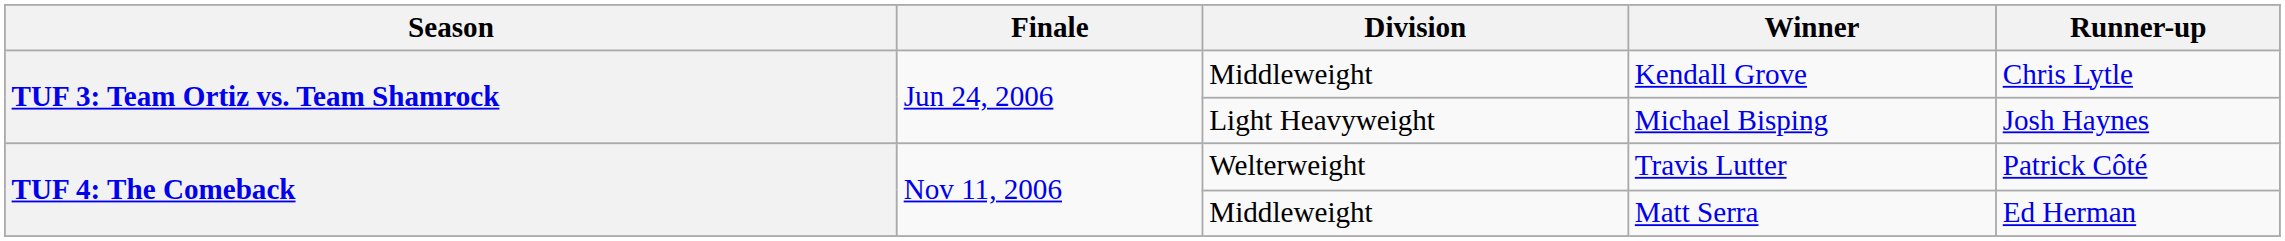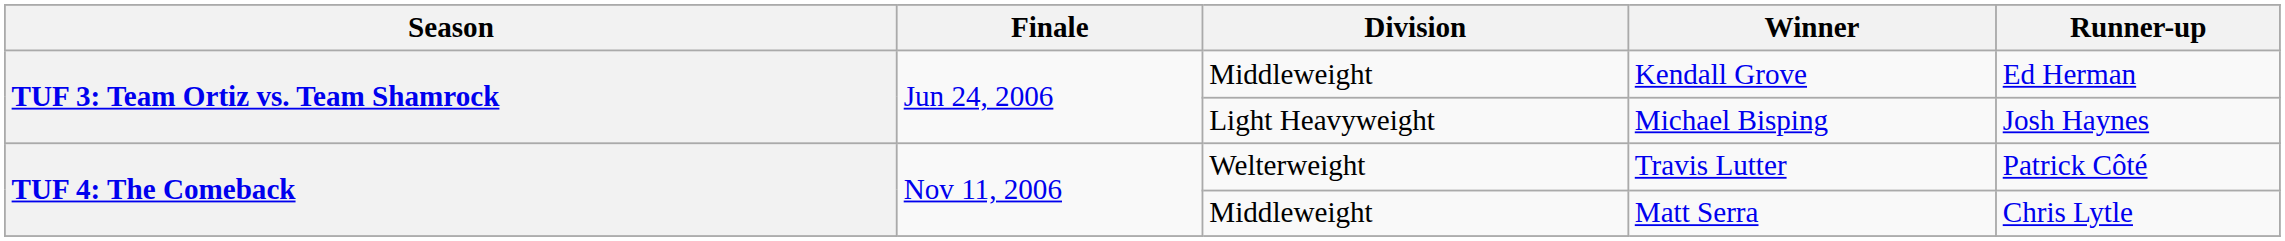(2068, 73) Chris Lytle -> (2069, 73) Ed Herman
(2069, 212) Ed Herman -> (2068, 212) Chris Lytle
